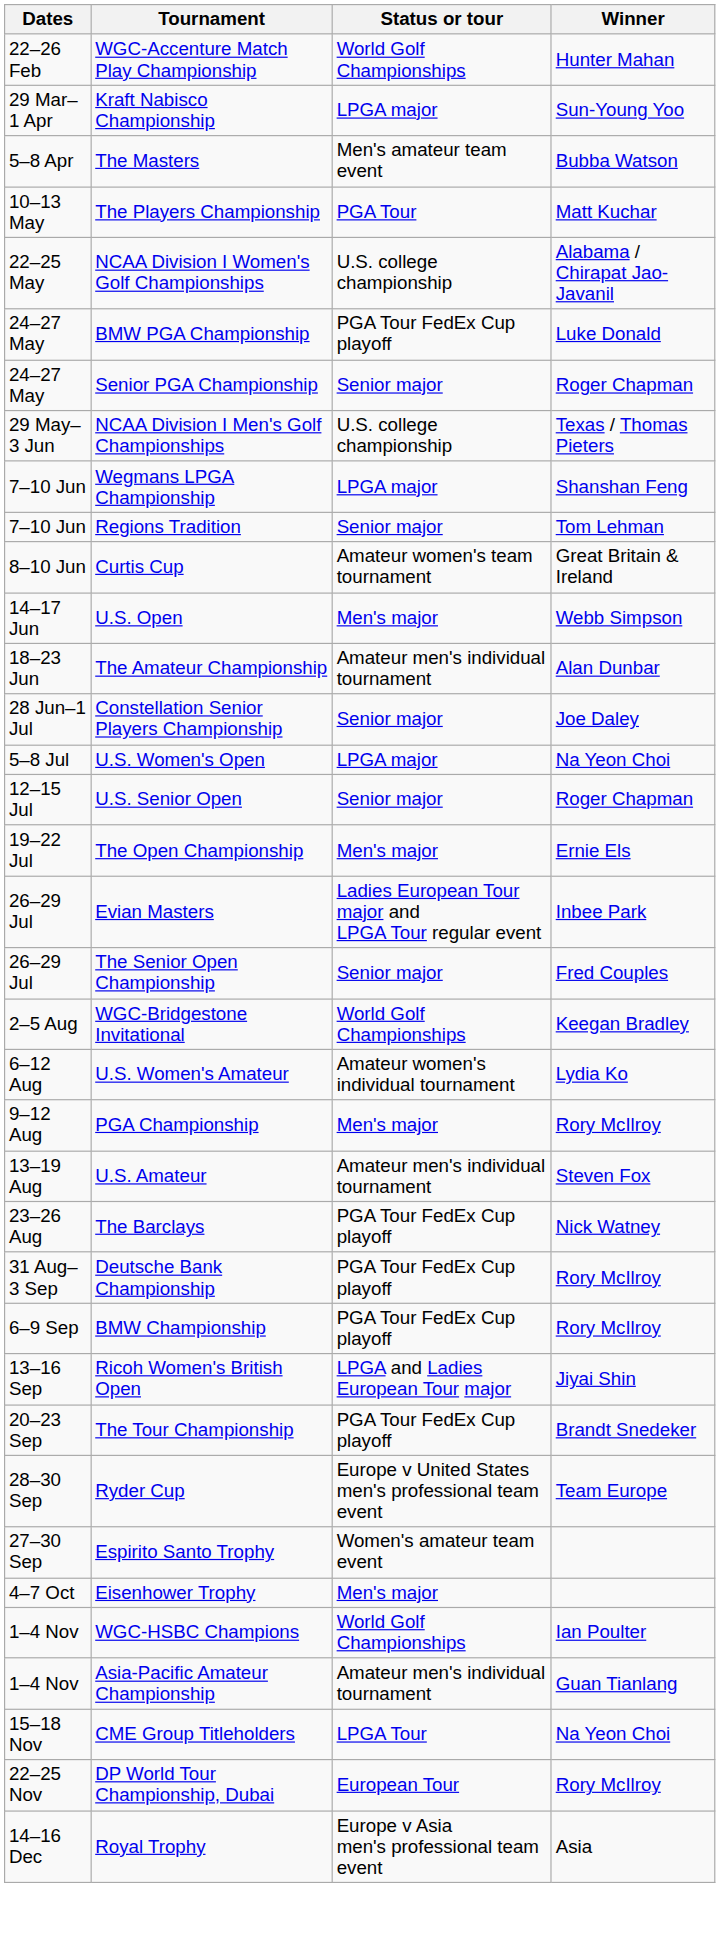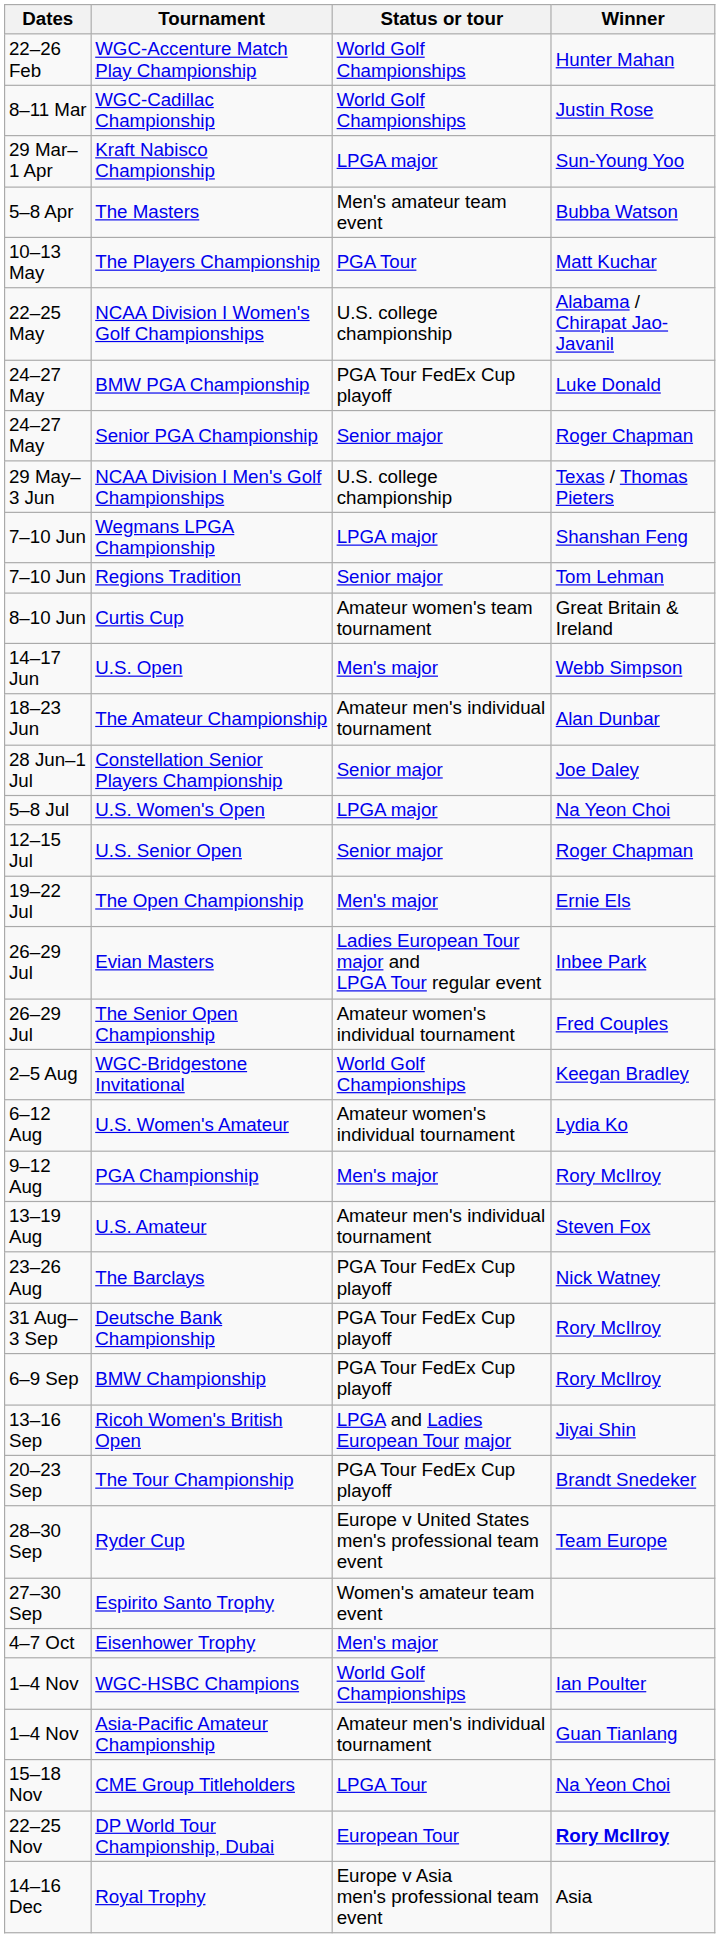+ row: (155, 110)
(390, 973) Senior major -> (426, 1023) Amateur women's individual tournament
(608, 1785) normal -> (612, 1835) bold
